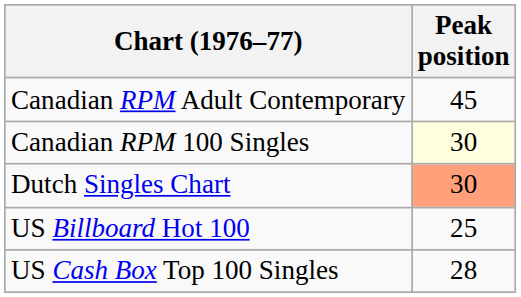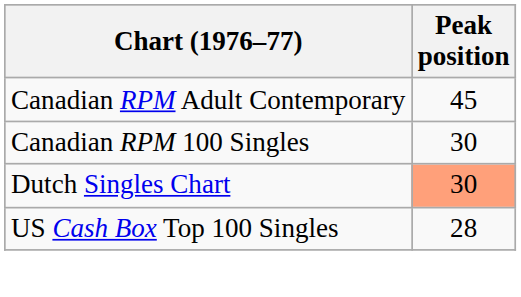(464, 142) lightyellow background -> (464, 142) no background
- row: (130, 227)
